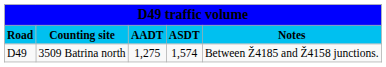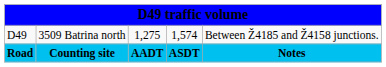rows swapped: (20, 34) <-> (17, 53)
